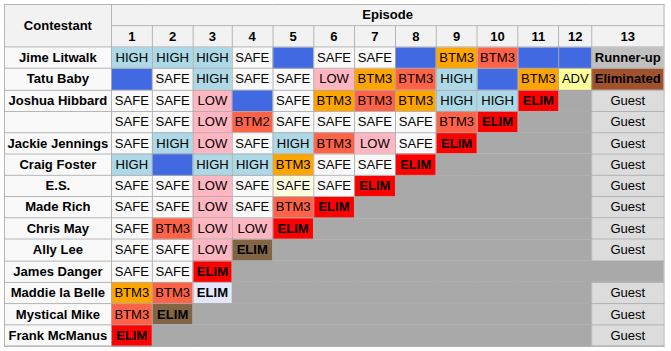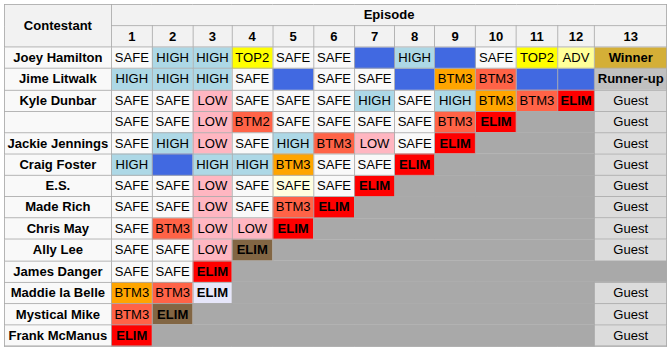+ row: (58, 58)
- row: (58, 79)
+ row: (58, 100)
- row: (58, 100)
